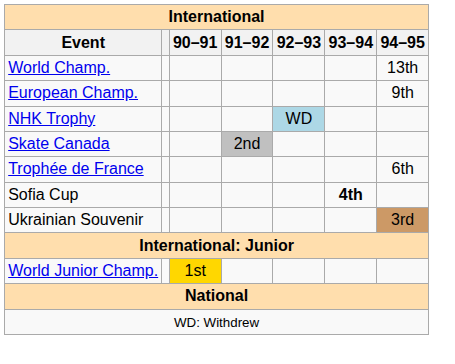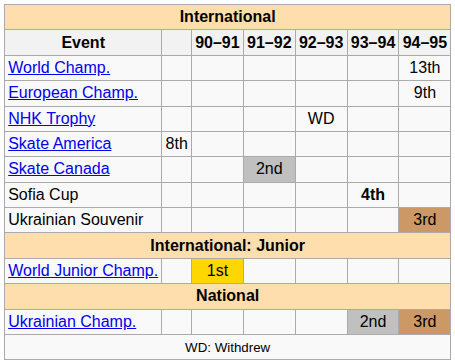(299, 118) lightblue background -> (321, 118) no background
+ row: (60, 144)
- row: (76, 169)
+ row: (72, 321)
